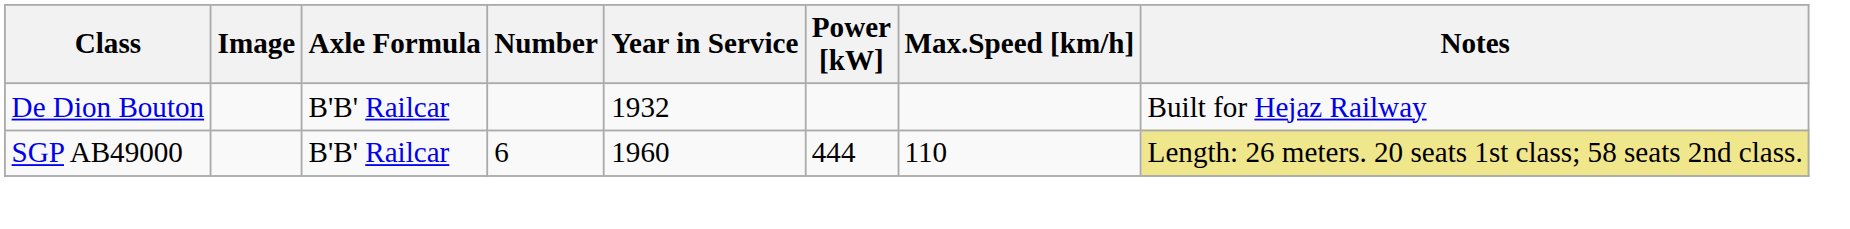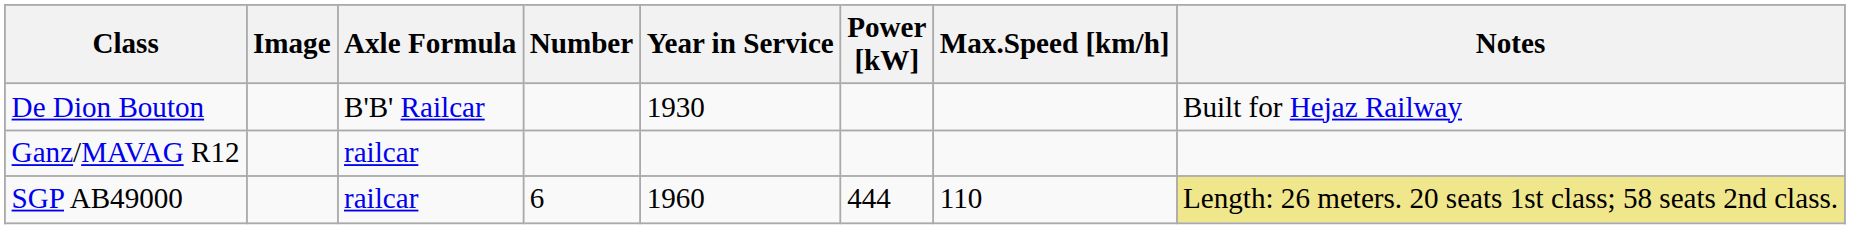(640, 106) 1932 -> (676, 106) 1930
+ row: (126, 152)
(379, 152) B'B' Railcar -> (381, 198) railcar
